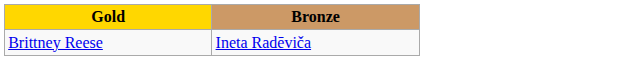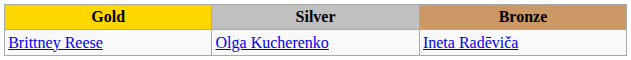+ column: (316, 17)
